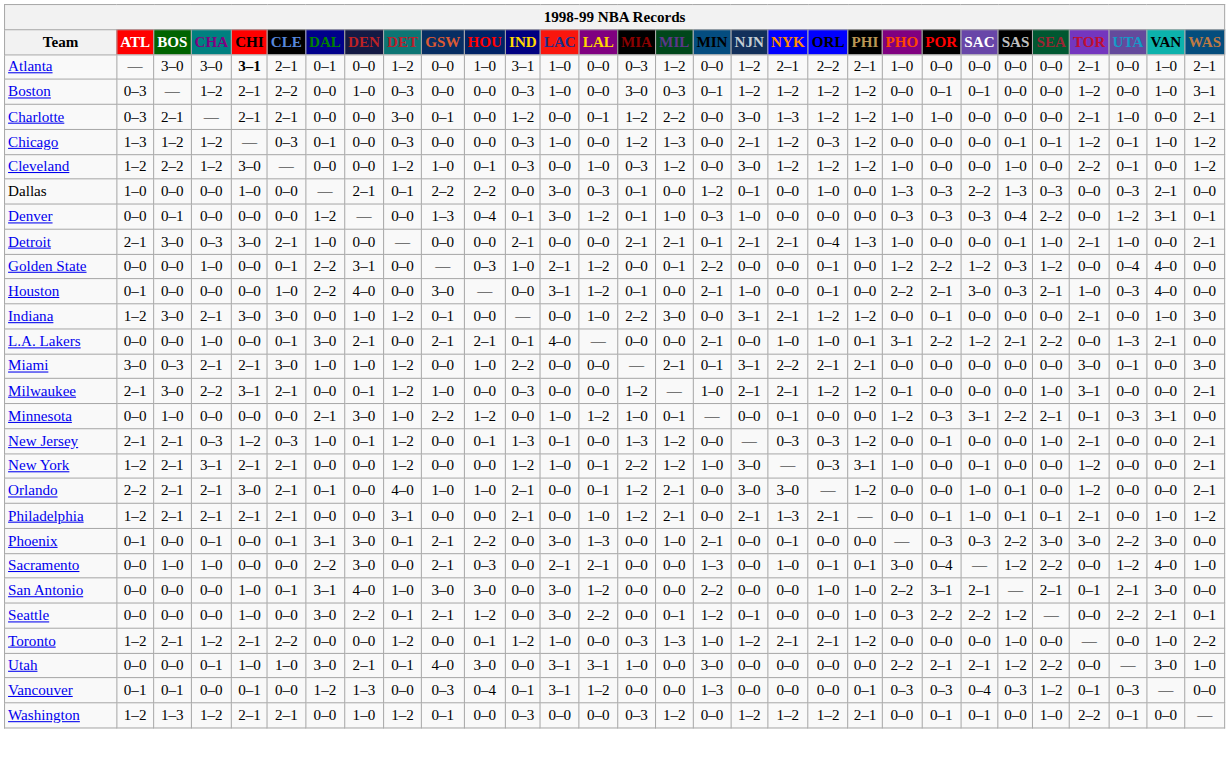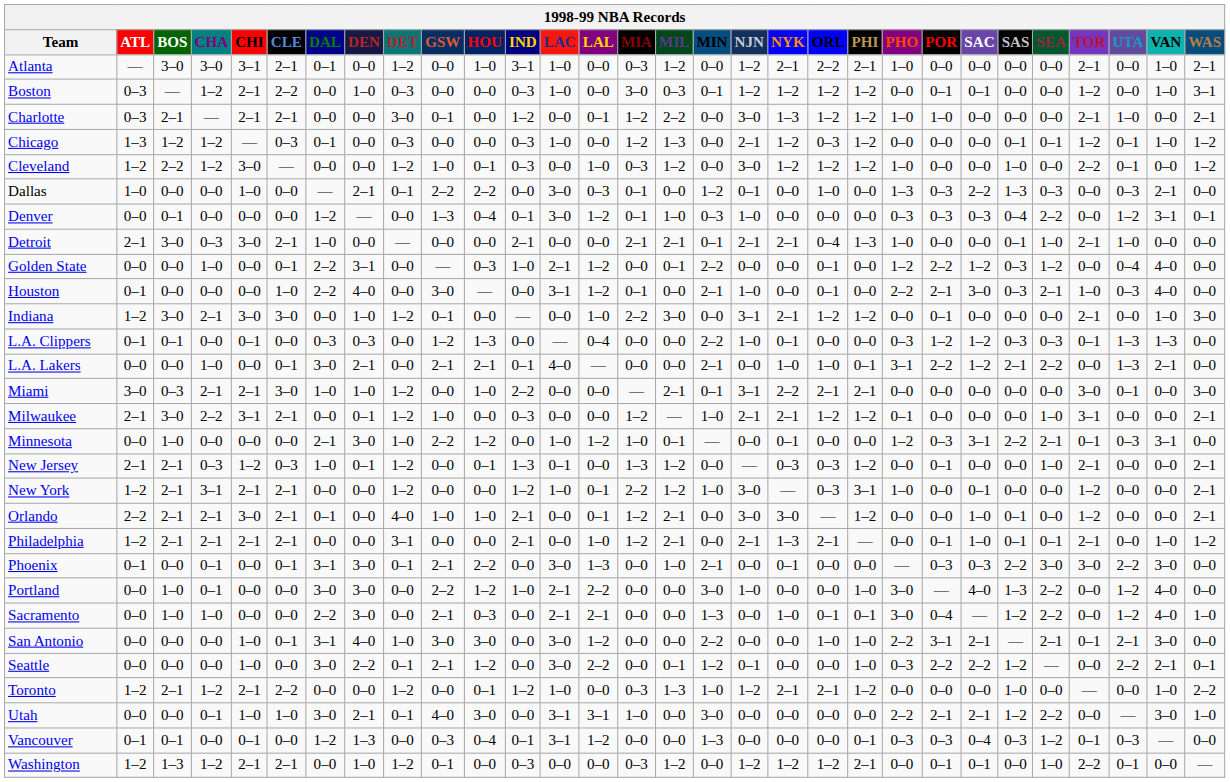(249, 67) bold -> (249, 67) normal
(1205, 241) 2–1 -> (1205, 241) 0–0
+ row: (49, 341)
+ row: (34, 590)
